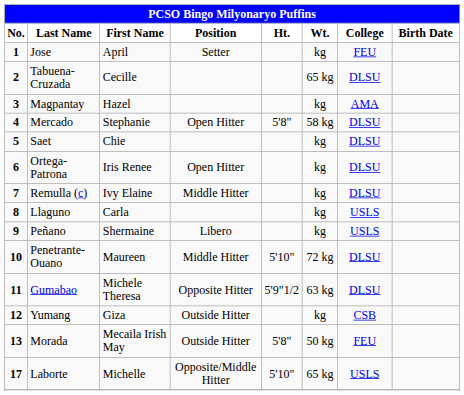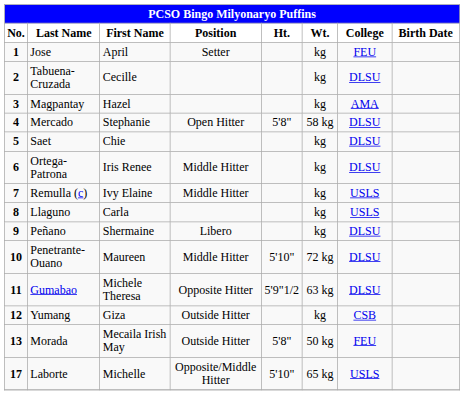(320, 77) 65 kg -> (320, 77) kg
(216, 167) Open Hitter -> (216, 167) Middle Hitter
(365, 193) DLSU -> (365, 193) USLS
(365, 231) USLS -> (365, 231) DLSU
